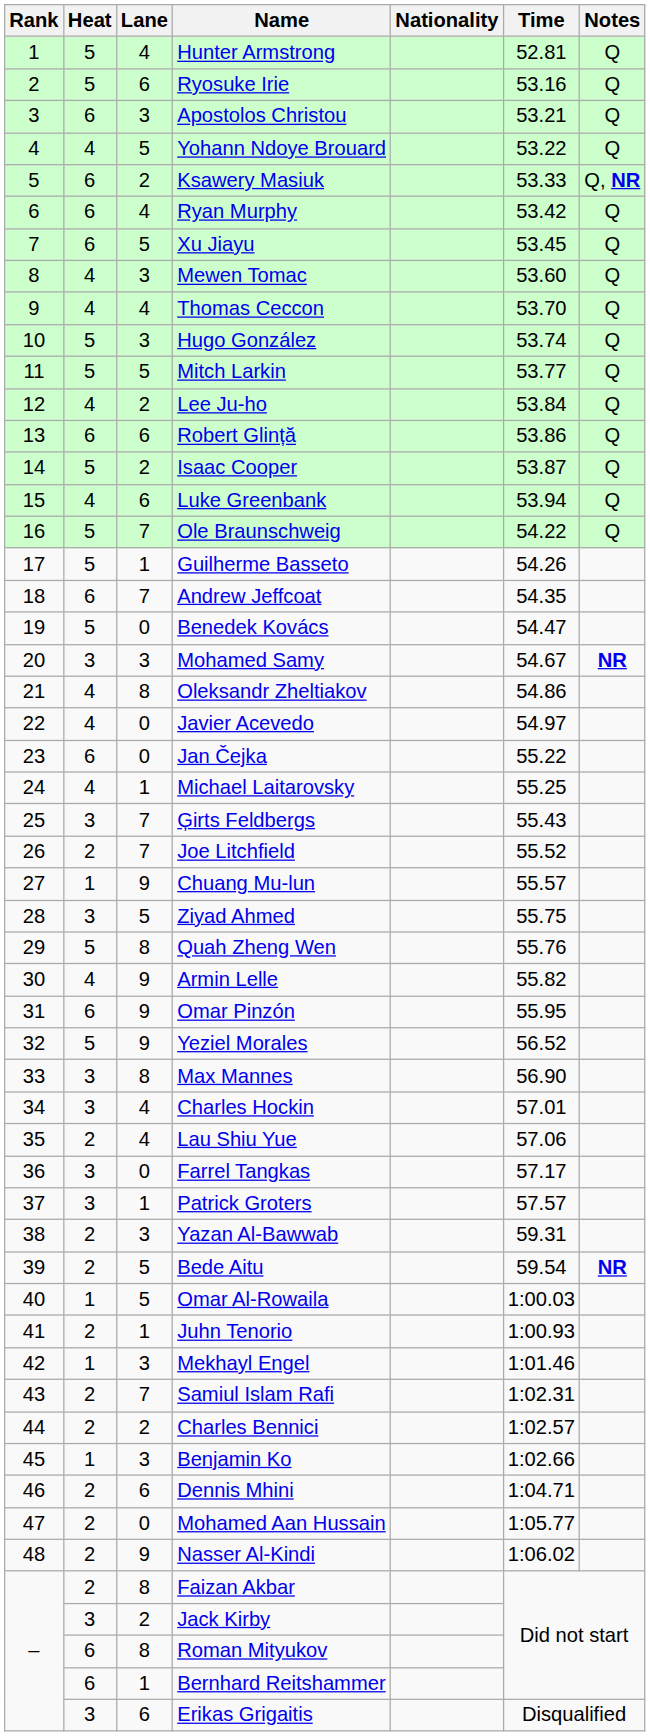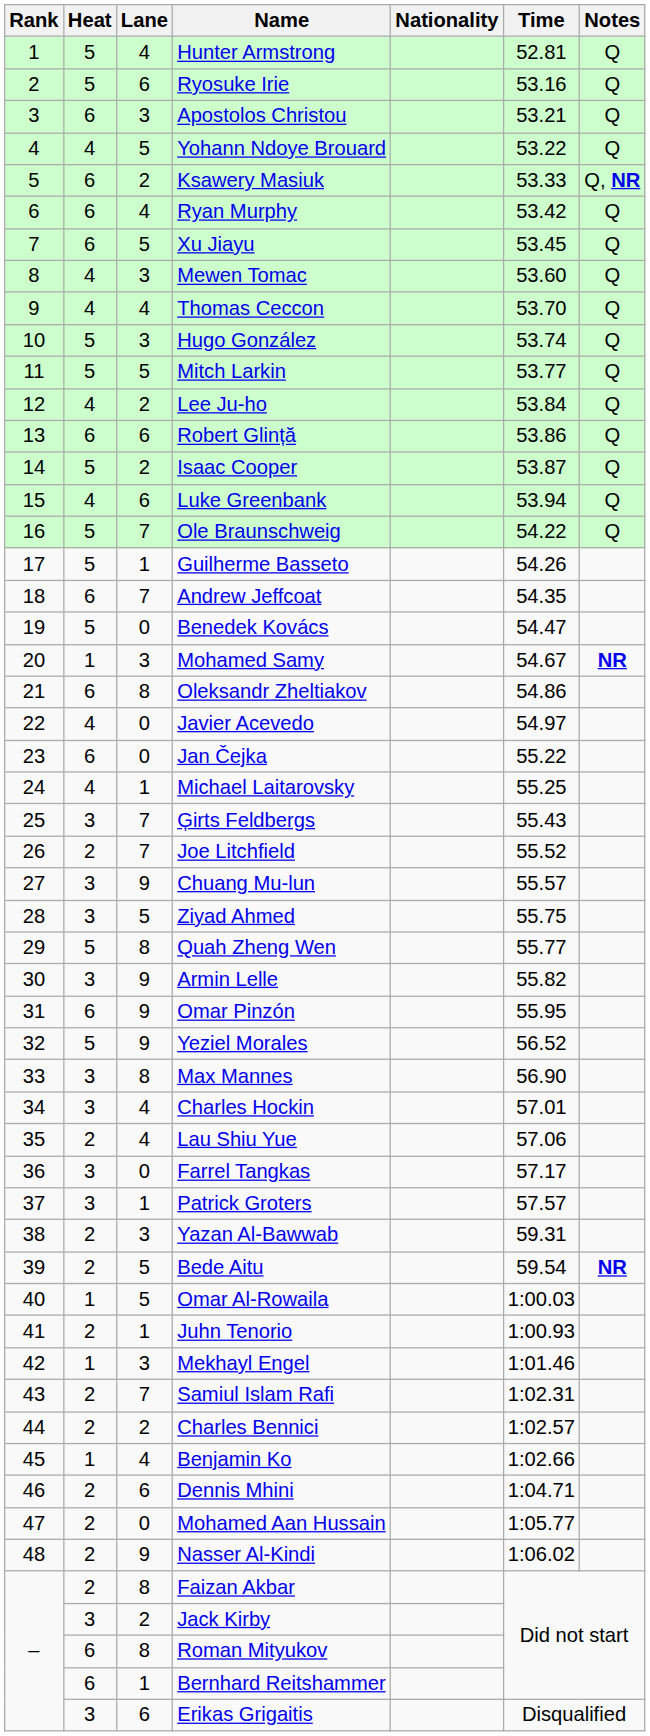(90, 659) 3 -> (90, 659) 1
(90, 691) 4 -> (90, 691) 6
(90, 883) 1 -> (90, 883) 3
(541, 947) 55.76 -> (541, 947) 55.77
(90, 979) 4 -> (90, 979) 3
(144, 1459) 3 -> (144, 1459) 4
